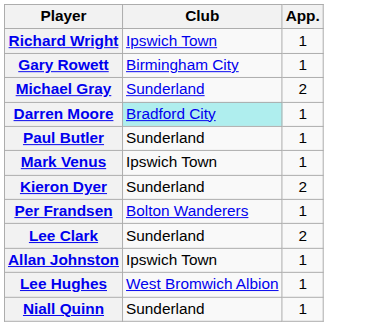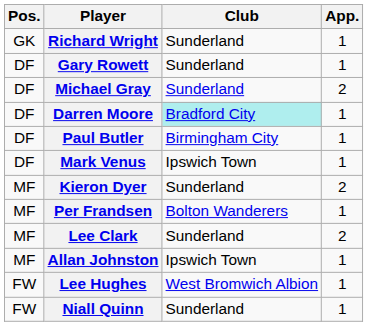+ column: (24, 16)
(172, 41) Ipswich Town -> (205, 41) Sunderland
(182, 65) Birmingham City -> (205, 65) Sunderland
(165, 138) Sunderland -> (222, 138) Birmingham City
